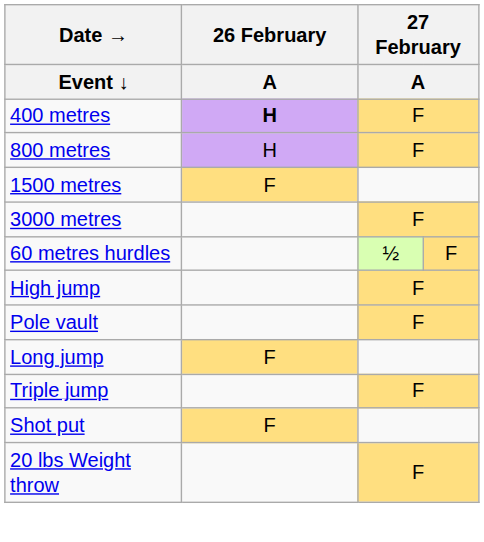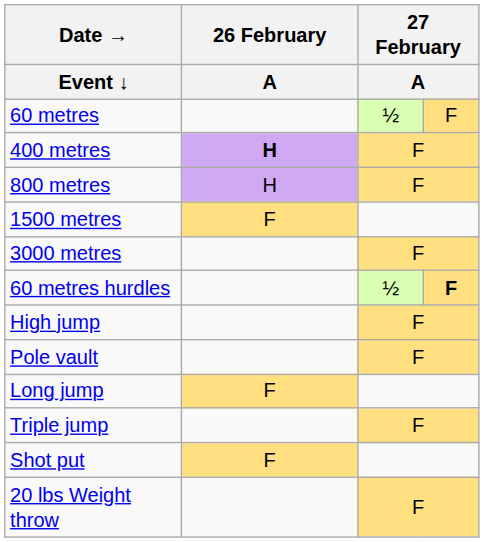+ row: (55, 116)
(451, 253) normal -> (451, 288) bold
